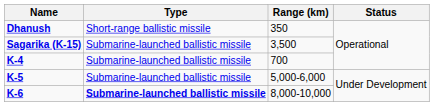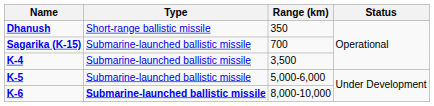(283, 45) 3,500 -> (279, 45) 700
(279, 61) 700 -> (283, 61) 3,500
